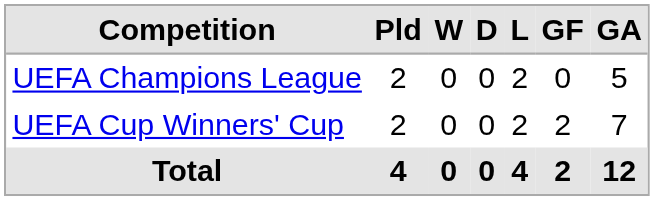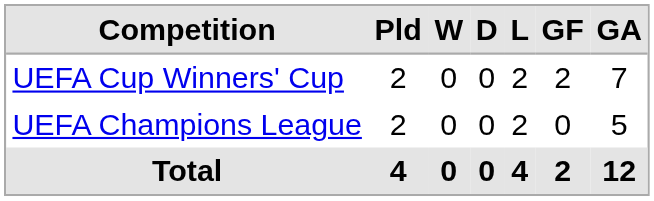rows swapped: (187, 78) <-> (178, 124)
